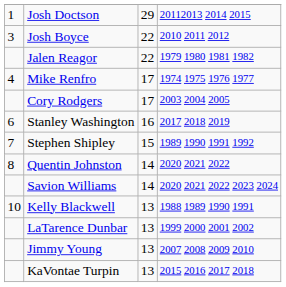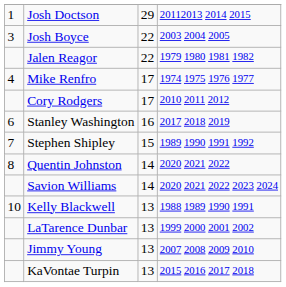(194, 36) 2010 2011 2012 -> (195, 36) 2003 2004 2005
(195, 100) 2003 2004 2005 -> (194, 100) 2010 2011 2012
